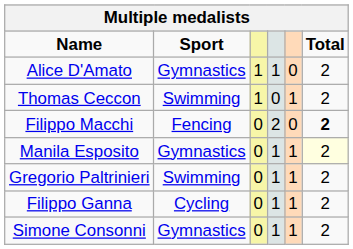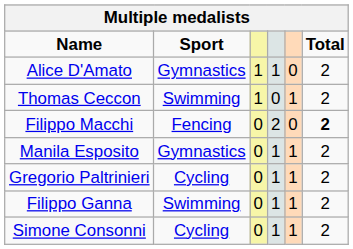(325, 151) lightyellow background -> (325, 151) no background
(202, 177) Swimming -> (202, 177) Cycling
(202, 204) Cycling -> (202, 204) Swimming
(202, 230) Gymnastics -> (202, 230) Cycling
